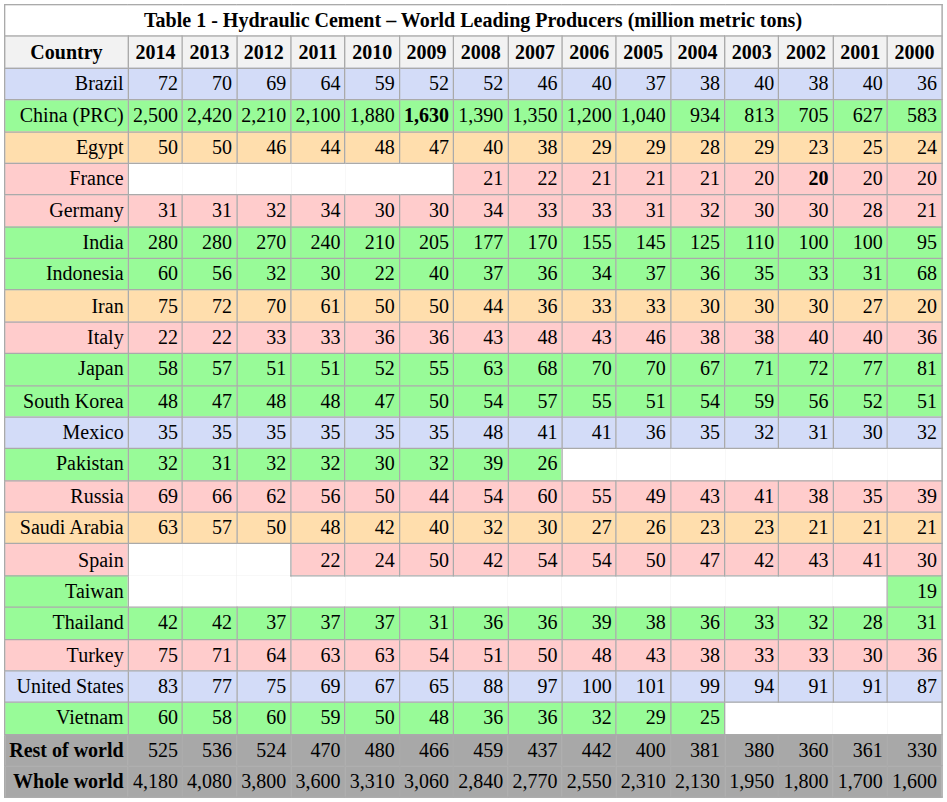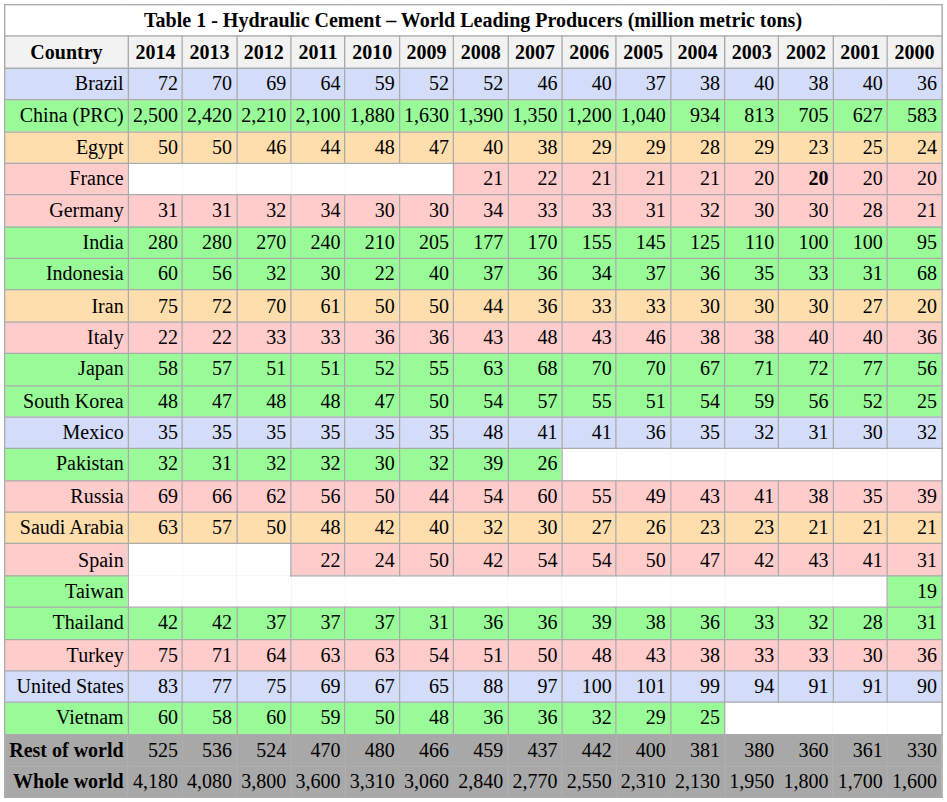(426, 115) bold -> (426, 115) normal
(927, 369) 81 -> (927, 369) 56
(927, 400) 51 -> (927, 400) 25
(927, 559) 30 -> (927, 559) 31
(927, 686) 87 -> (927, 686) 90
